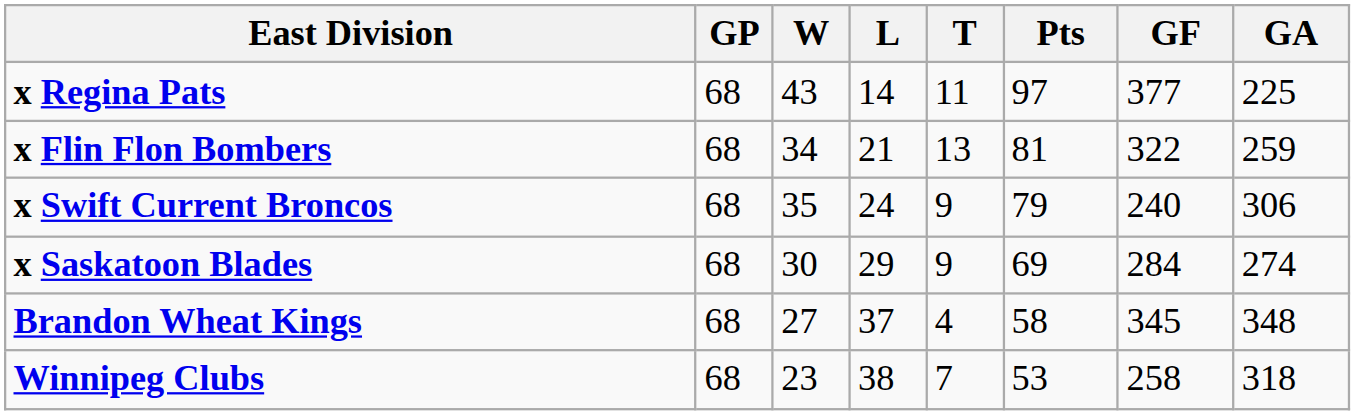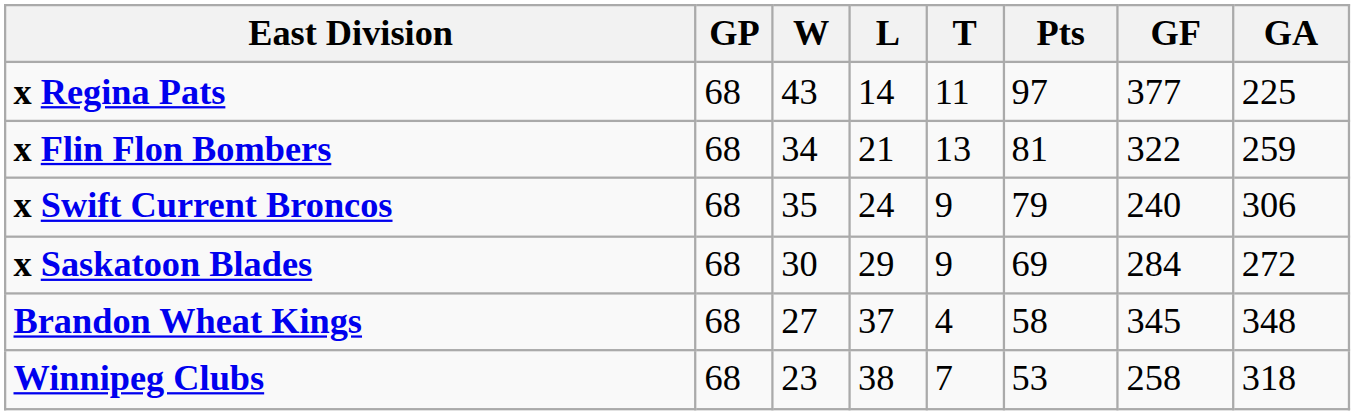(1269, 263) 274 -> (1269, 263) 272
